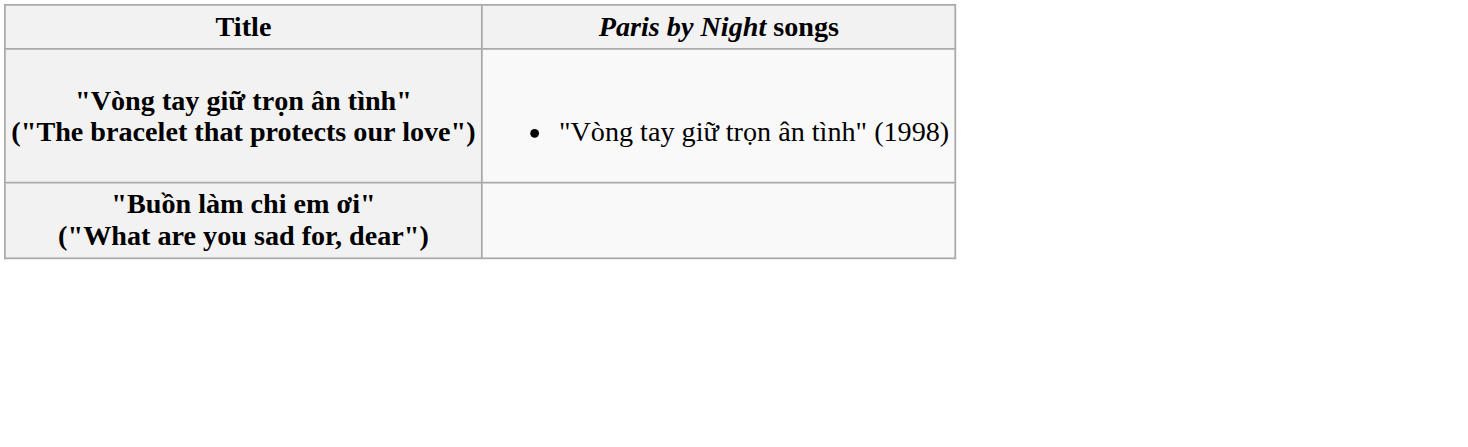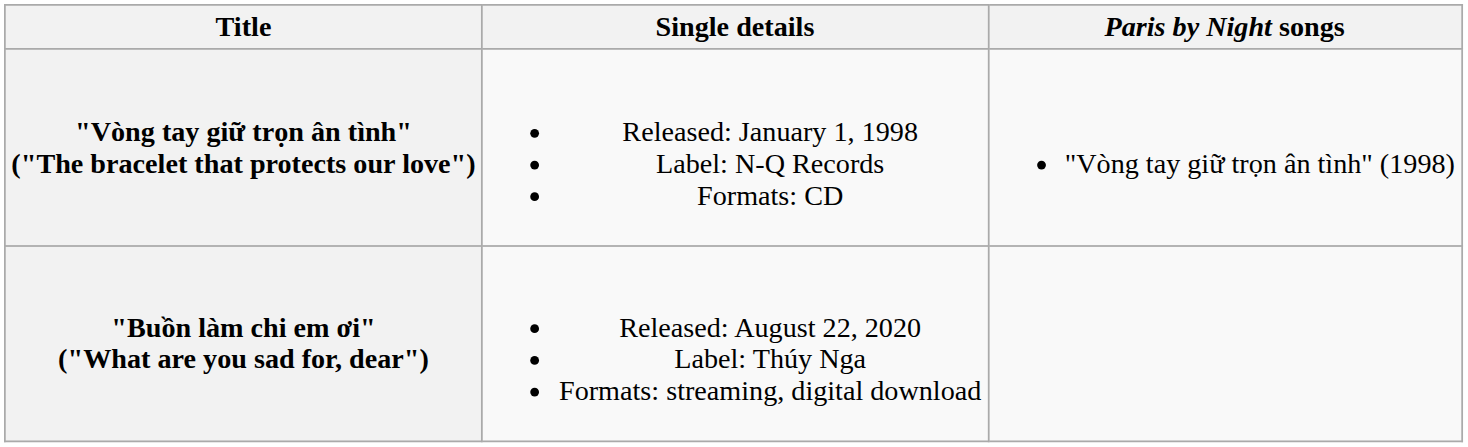+ column: (735, 26)
